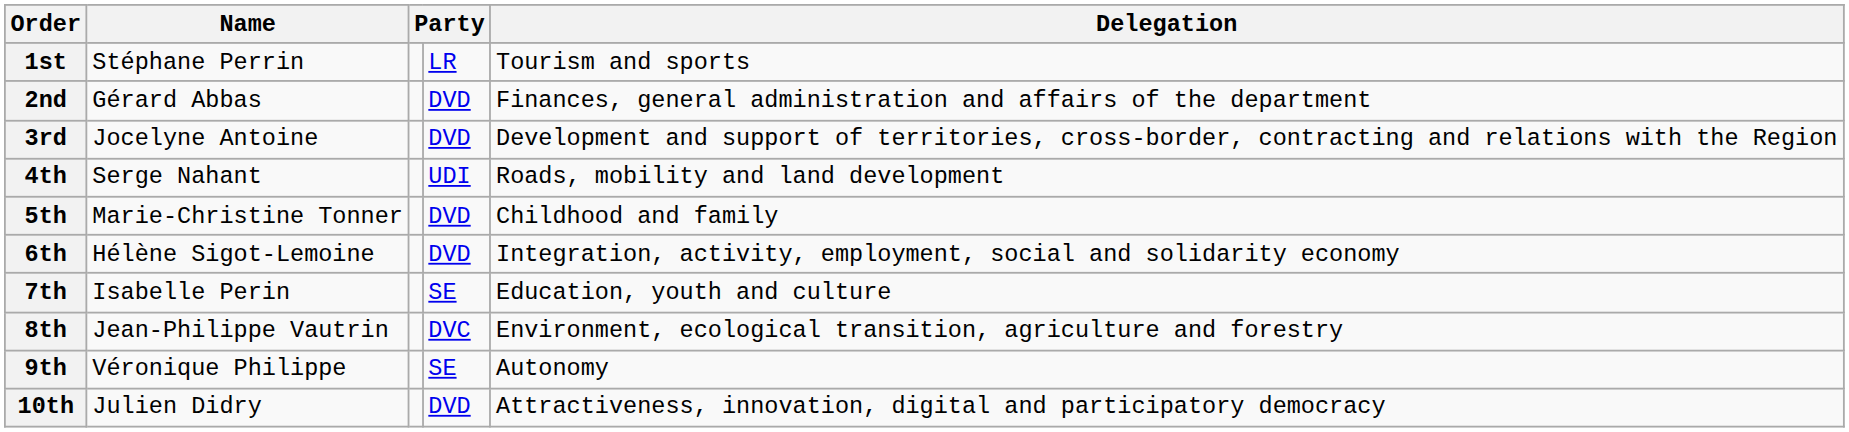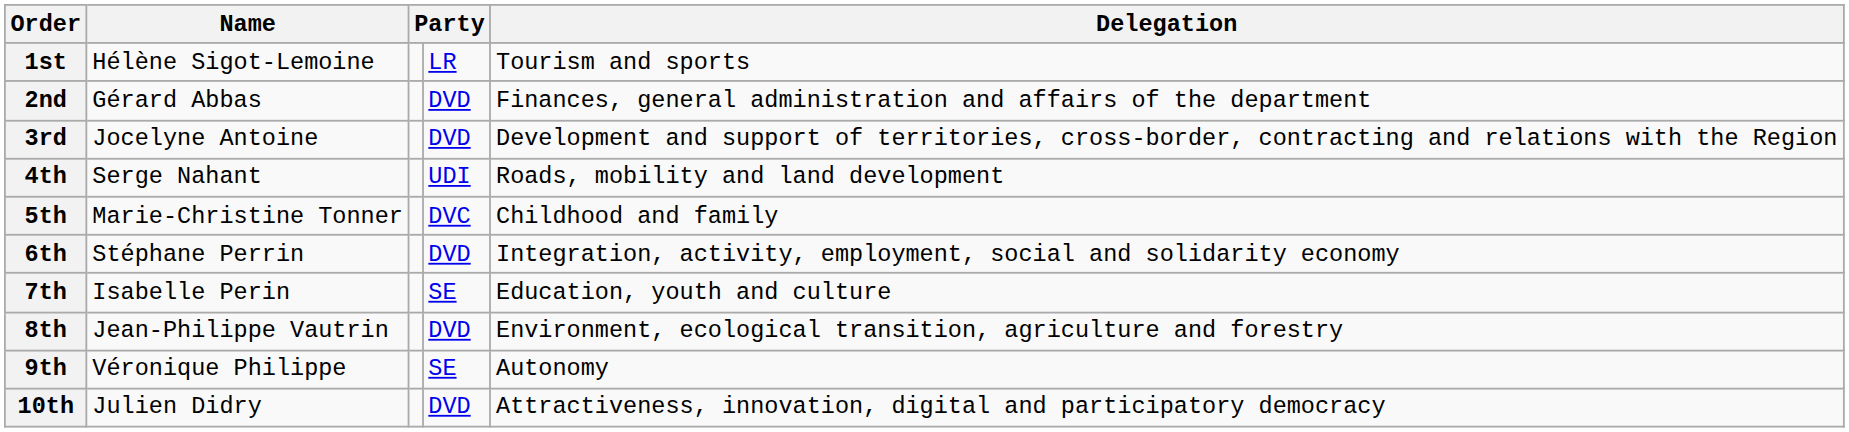(198, 62) Stéphane Perrin -> (234, 62) Hélène Sigot-Lemoine
(450, 216) DVD -> (450, 216) DVC
(234, 254) Hélène Sigot-Lemoine -> (198, 254) Stéphane Perrin
(450, 331) DVC -> (450, 331) DVD
